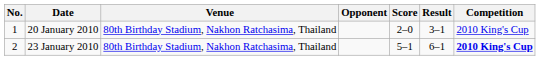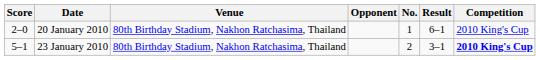columns swapped: (15, 13) <-> (405, 13)
(437, 30) 3–1 -> (437, 30) 6–1
(437, 47) 6–1 -> (437, 47) 3–1
